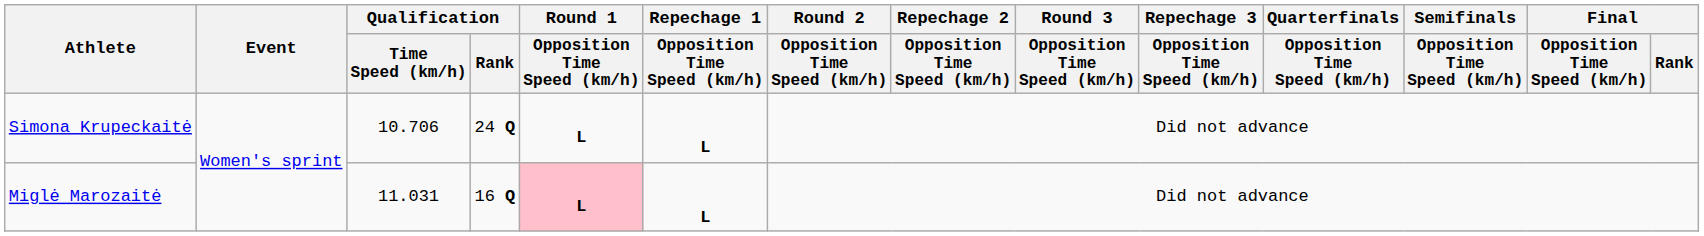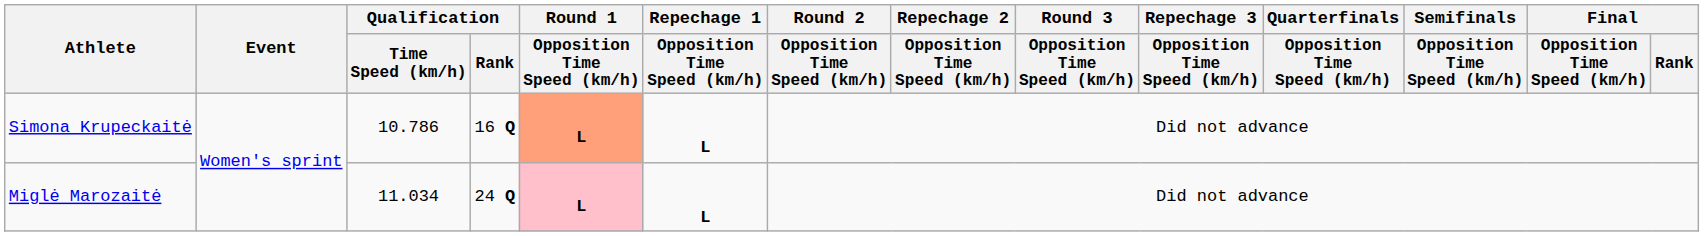(409, 128) 10.706 -> (409, 128) 10.786
(495, 128) 24 Q -> (495, 128) 16 Q
(581, 138) no background -> (581, 138) lightsalmon background
(409, 197) 11.031 -> (409, 197) 11.034
(495, 197) 16 Q -> (495, 197) 24 Q
